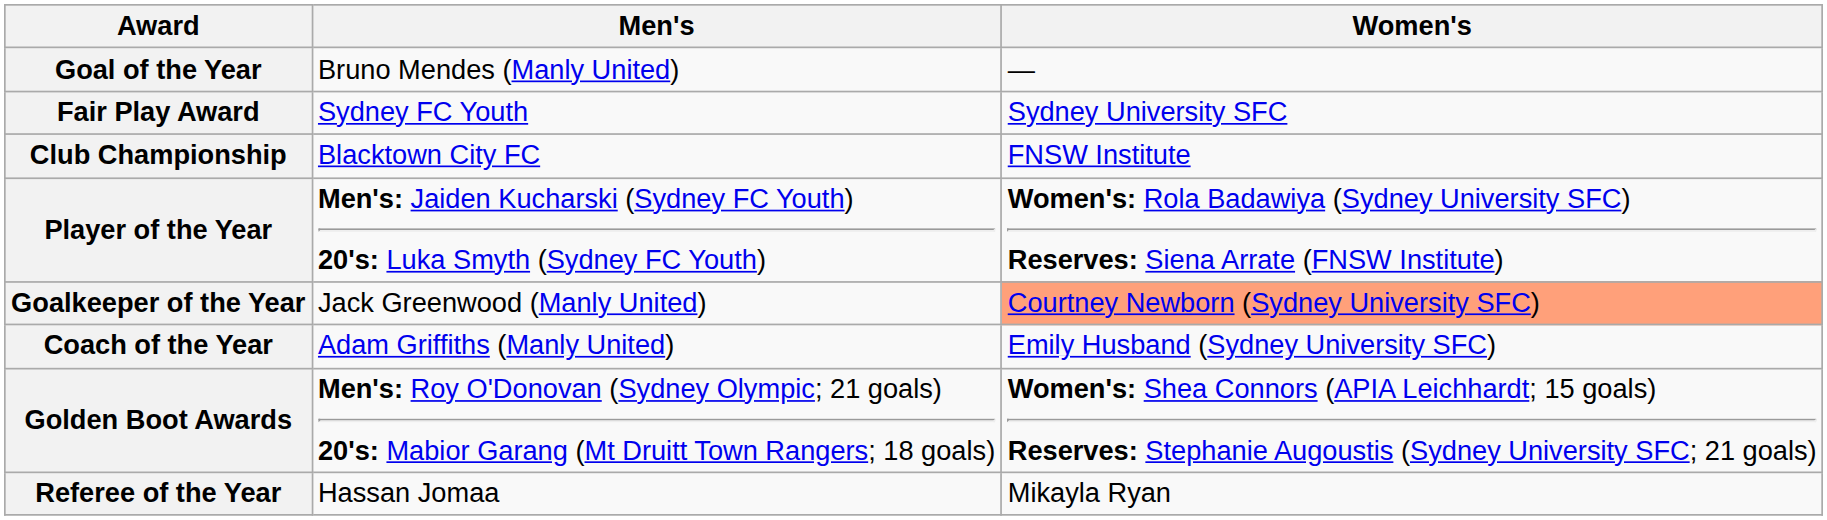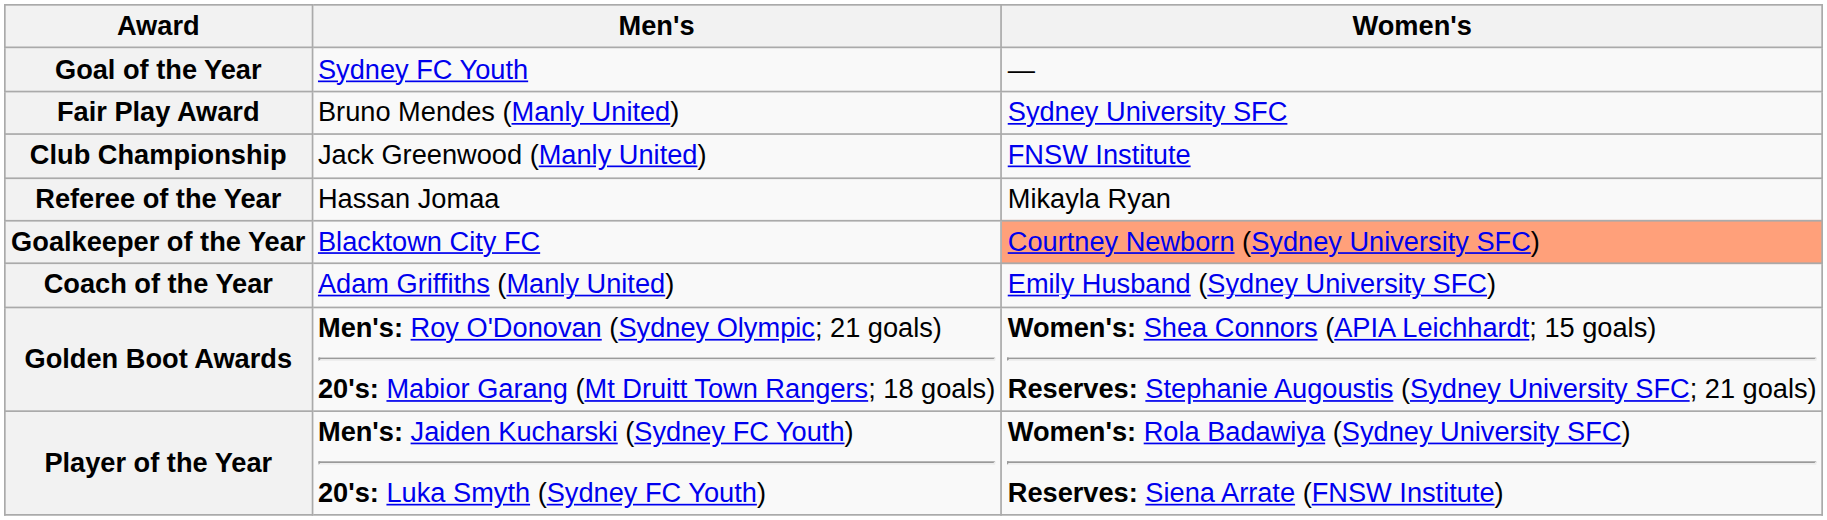(499, 69) Bruno Mendes (Manly United) -> (423, 69) Sydney FC Youth
(423, 112) Sydney FC Youth -> (499, 112) Bruno Mendes (Manly United)
(429, 155) Blacktown City FC -> (512, 155) Jack Greenwood (Manly United)
rows swapped: (158, 493) <-> (158, 229)
(512, 302) Jack Greenwood (Manly United) -> (429, 241) Blacktown City FC
